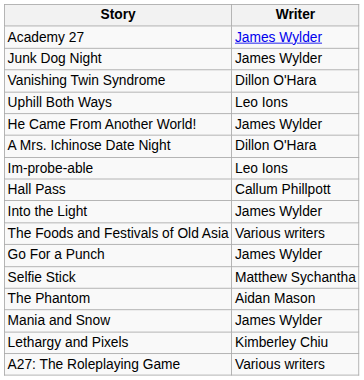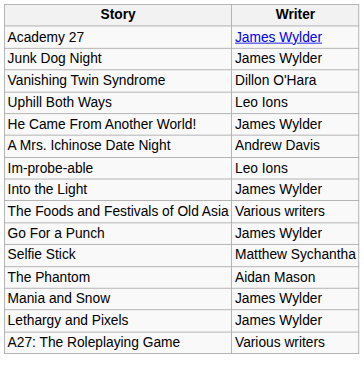(276, 146) Dillon O'Hara -> (277, 146) Andrew Davis
- row: (37, 189)
(282, 342) Kimberley Chiu -> (279, 320) James Wylder
